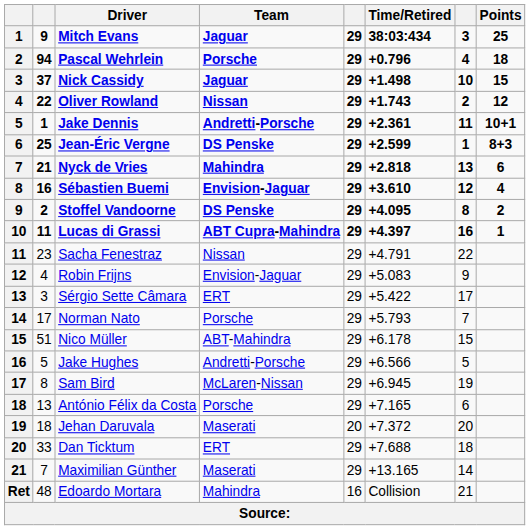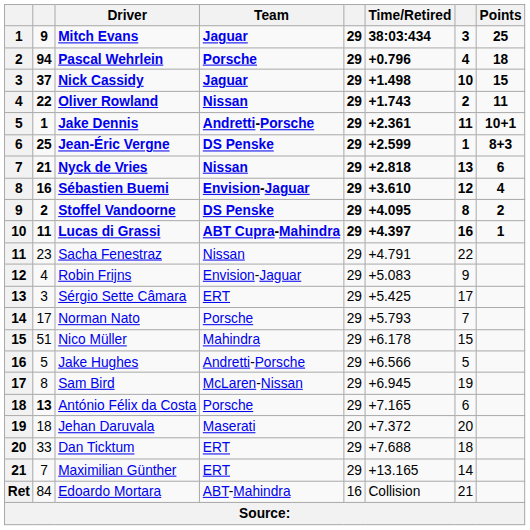(501, 102) 12 -> (501, 102) 11
(233, 166) Mahindra -> (225, 166) Nissan
(390, 296) +5.422 -> (390, 296) +5.425
(247, 340) ABT-Mahindra -> (231, 340) Mahindra
(44, 405) normal -> (44, 405) bold
(229, 470) Maserati -> (216, 470) ERT
(44, 491) 48 -> (44, 491) 84
(231, 491) Mahindra -> (247, 491) ABT-Mahindra
